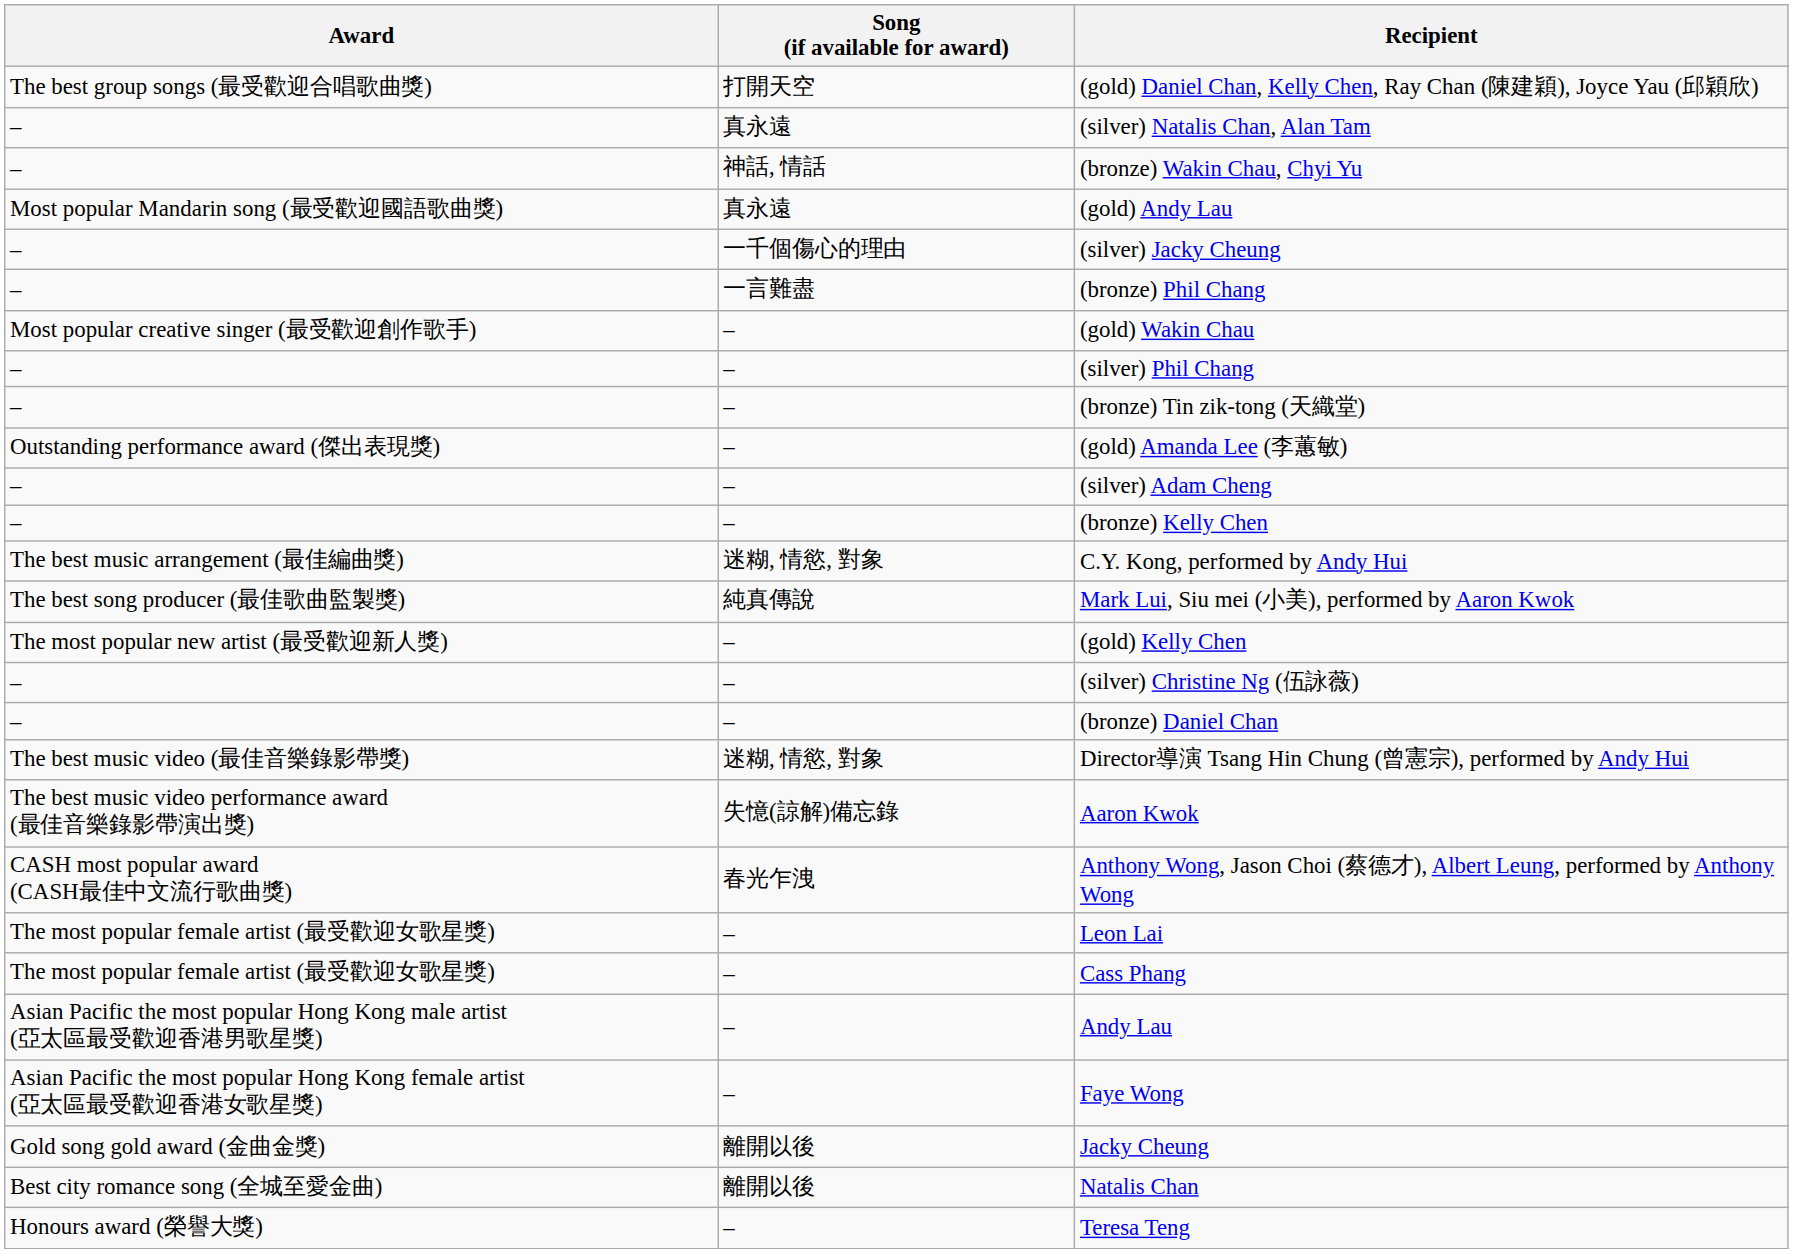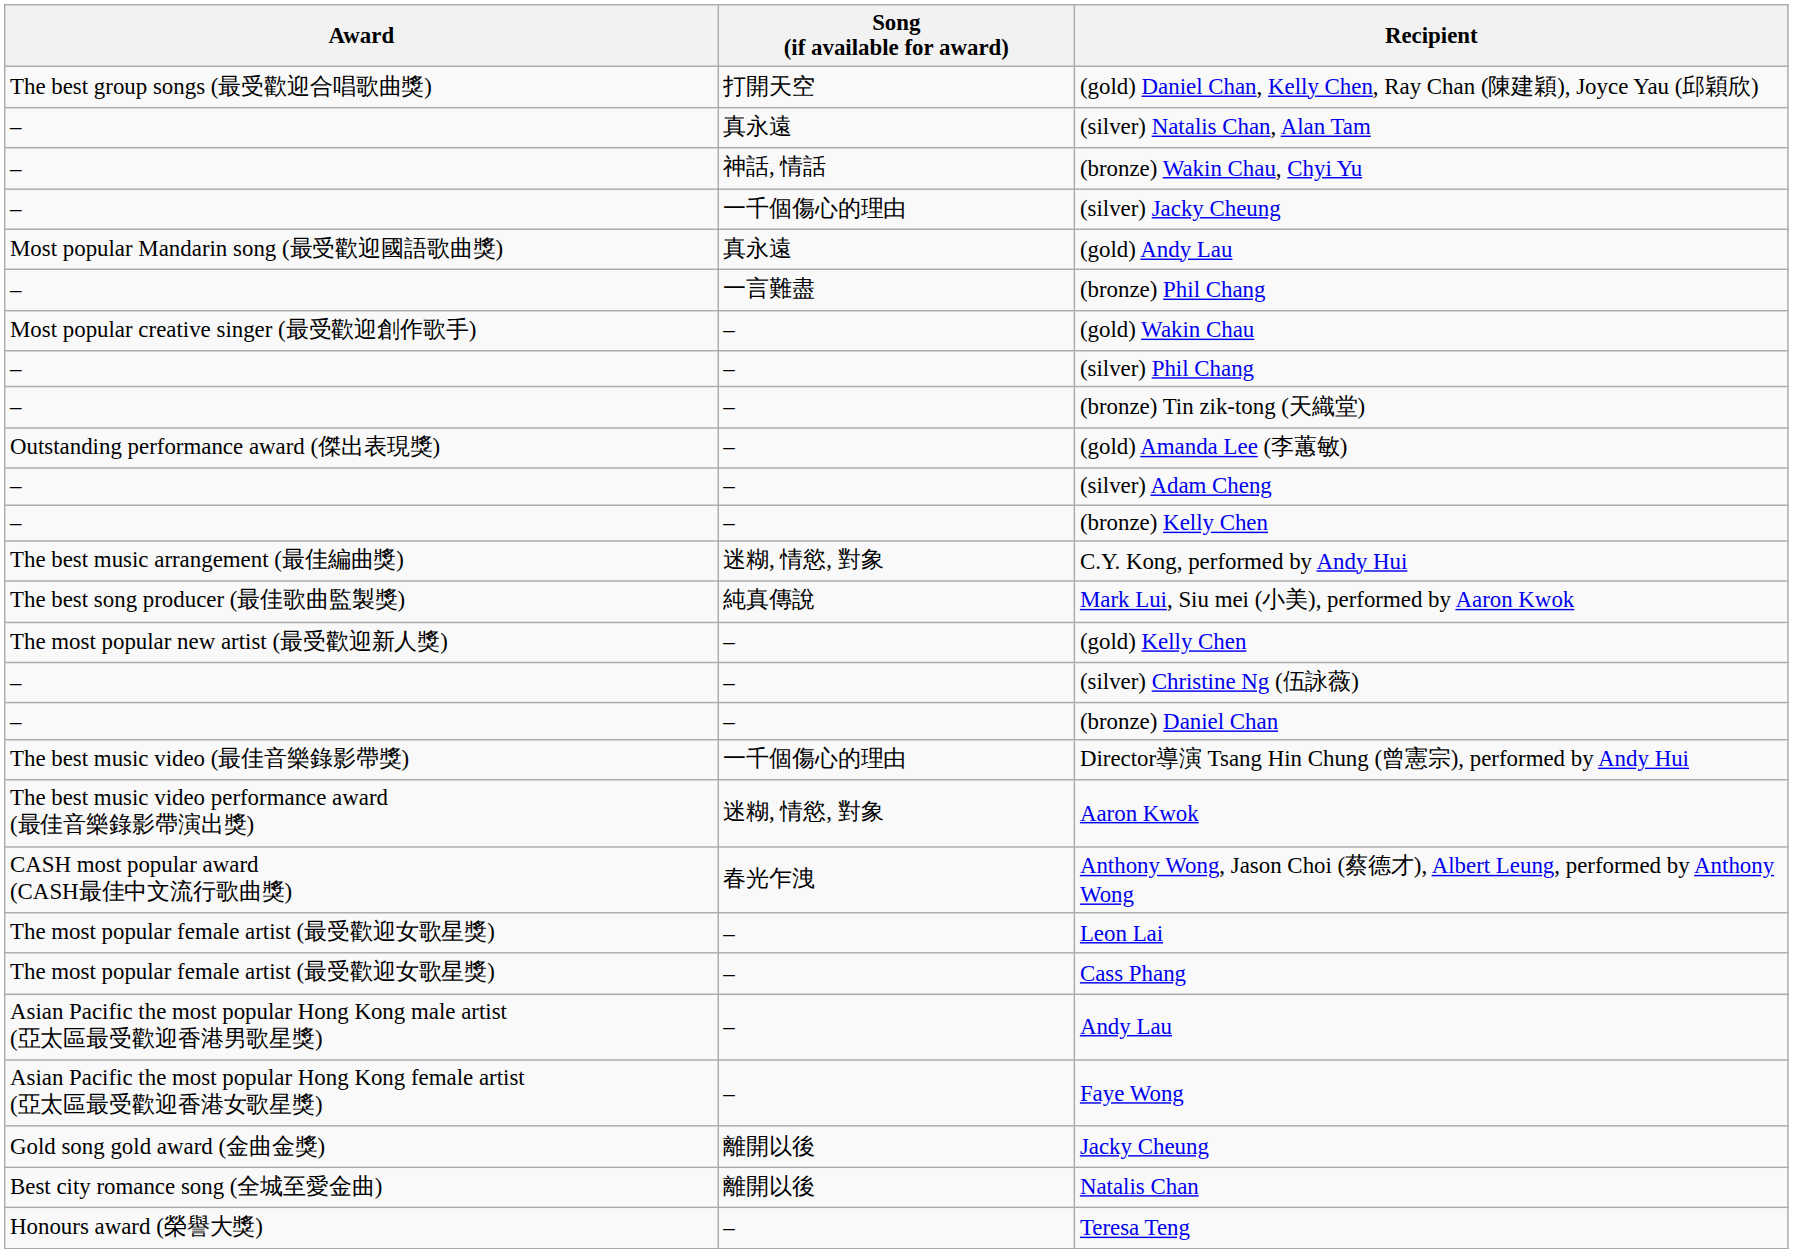rows swapped: (1156, 208) <-> (1180, 249)
(803, 758) 迷糊, 情慾, 對象 -> (815, 758) 一千個傷心的理由
(811, 812) 失憶(諒解)備忘錄 -> (803, 812) 迷糊, 情慾, 對象
